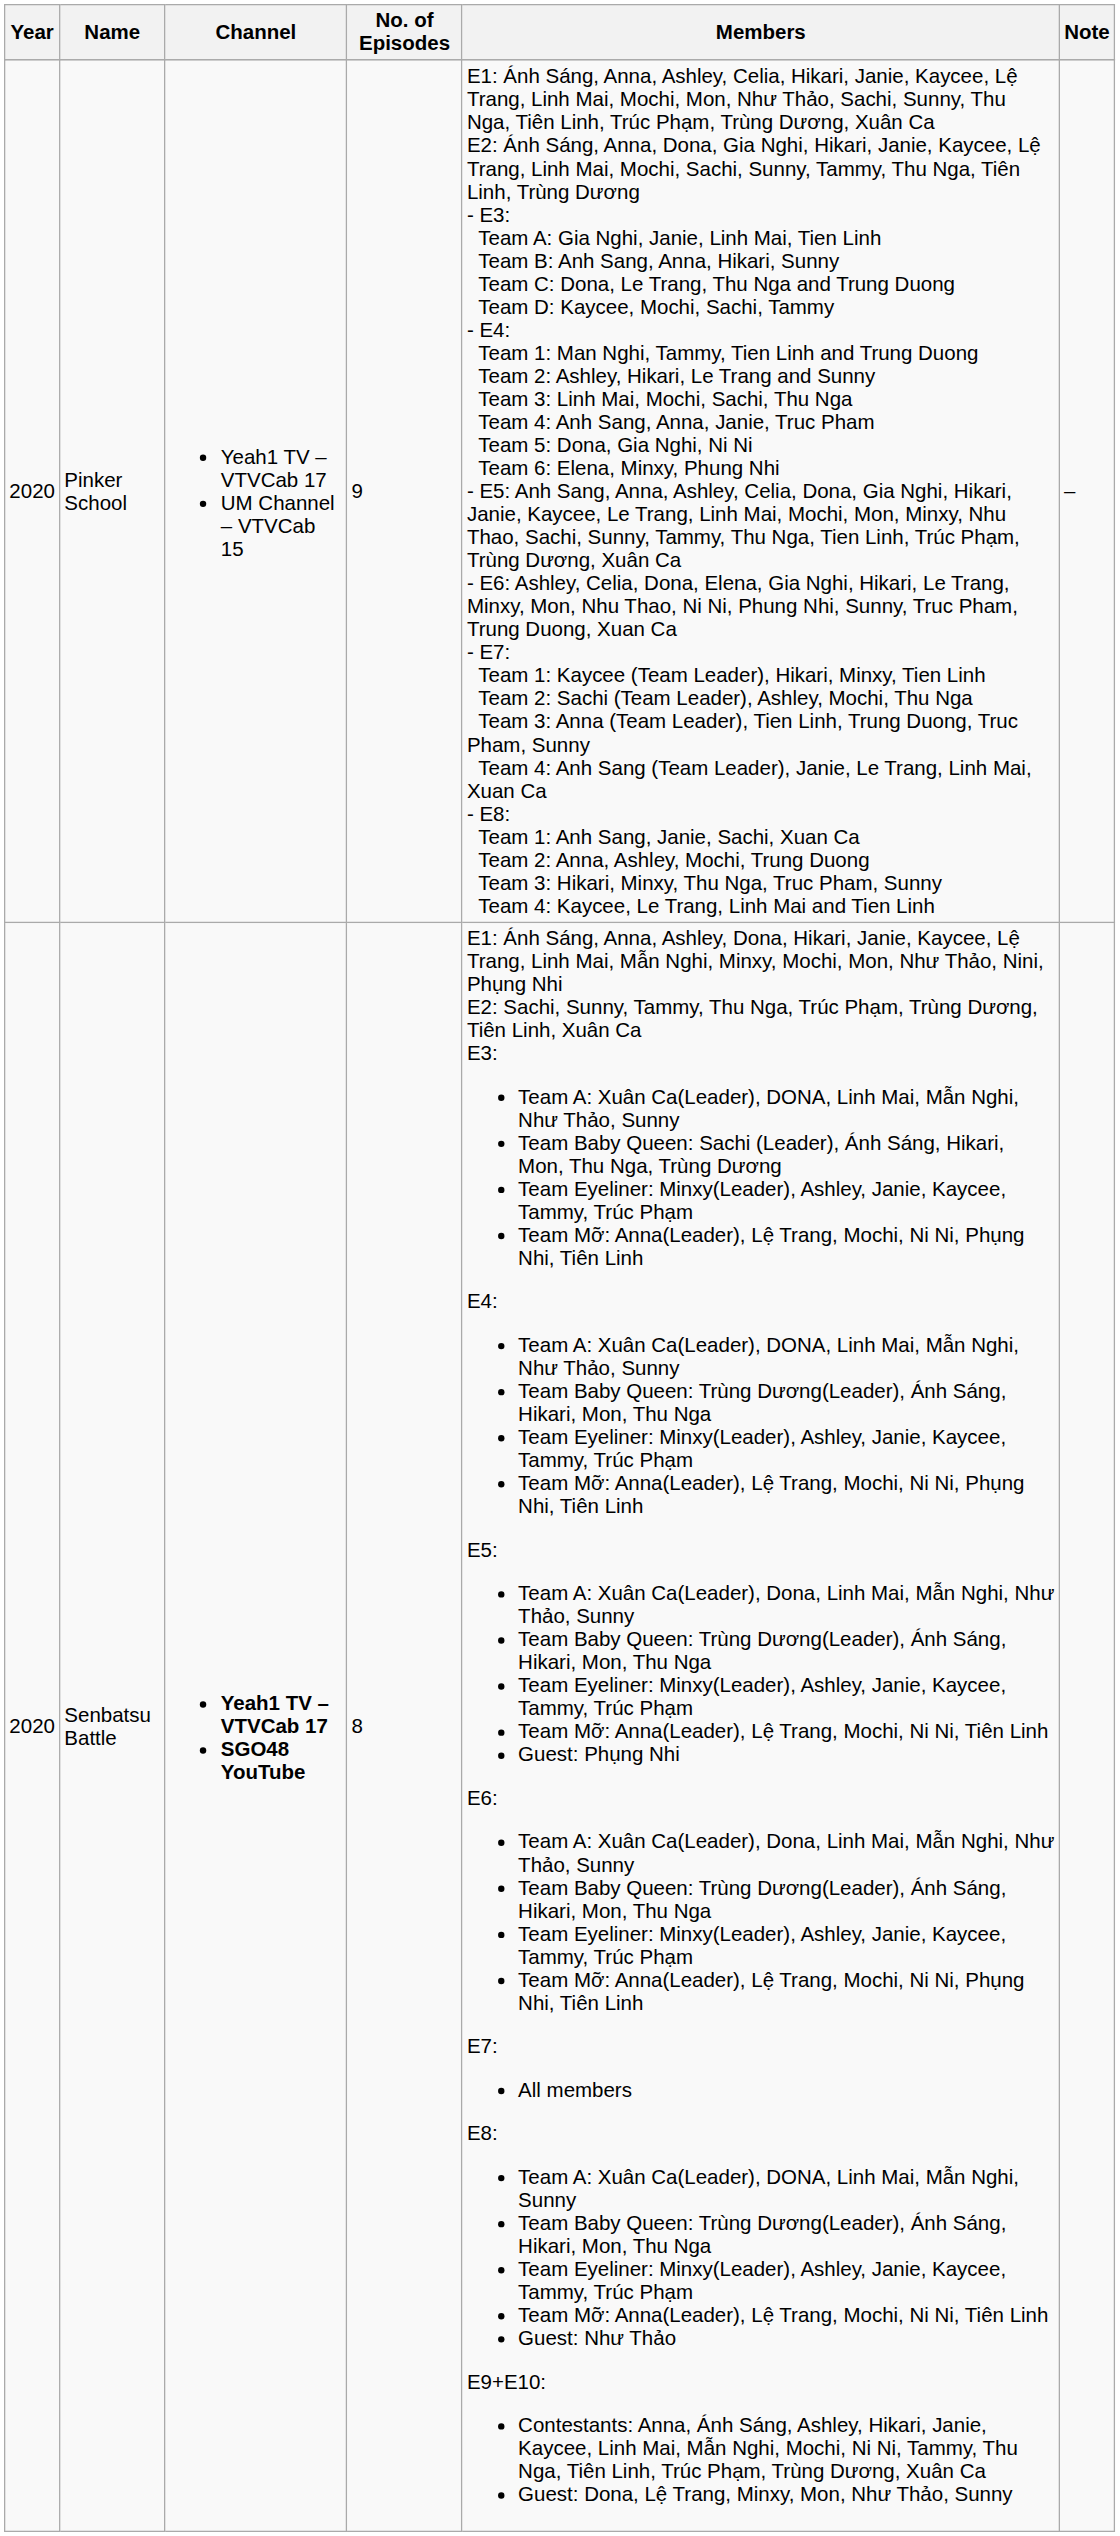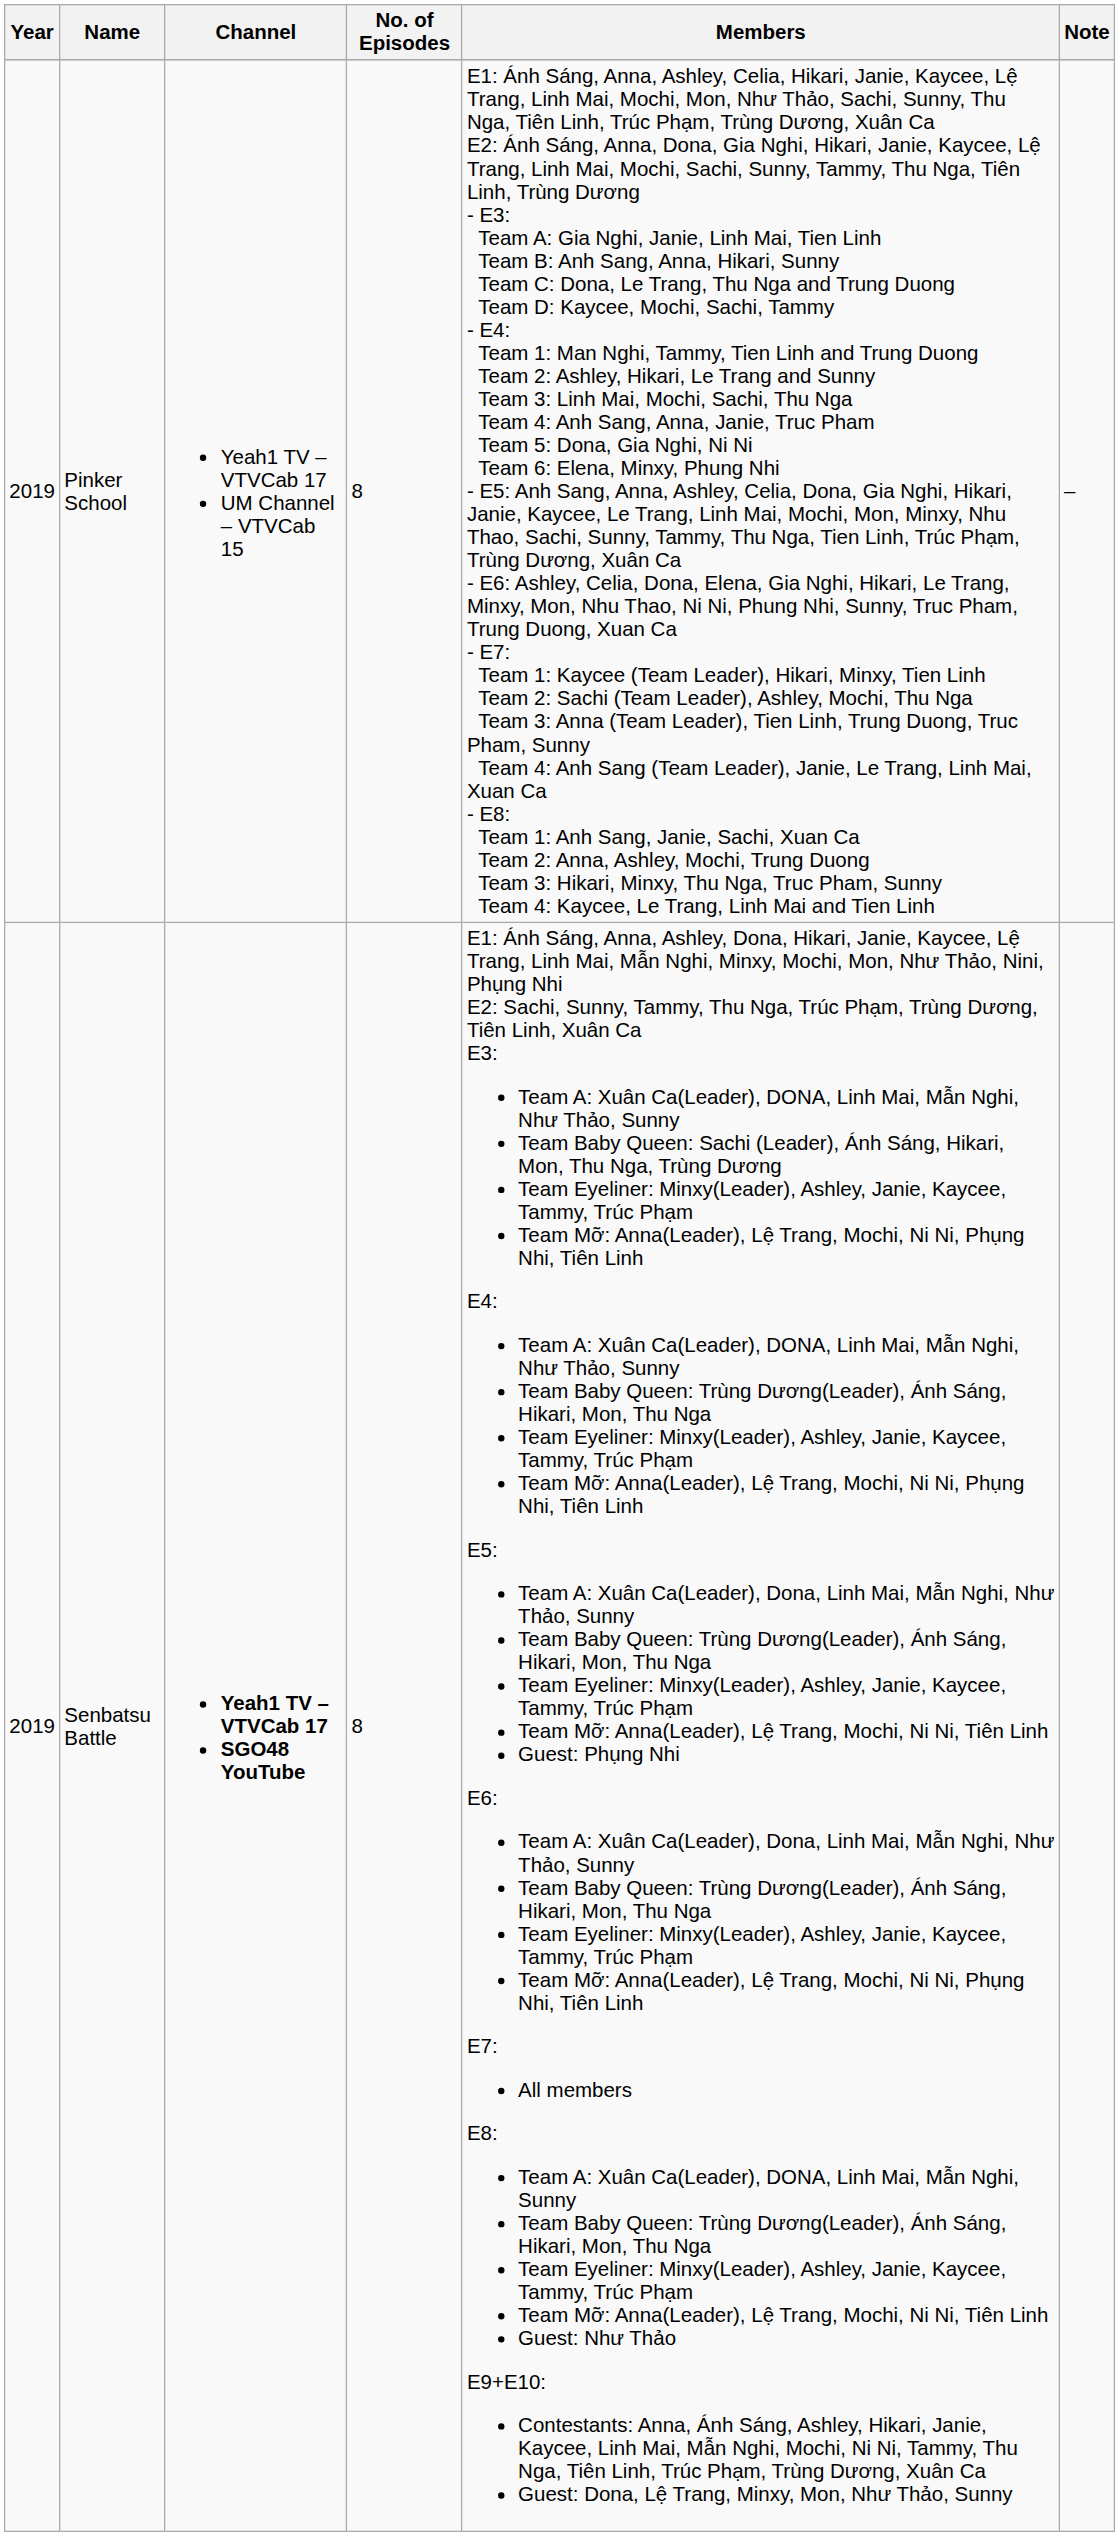(32, 490) 2020 -> (32, 490) 2019
(357, 490) 9 -> (357, 490) 8
(32, 1726) 2020 -> (32, 1726) 2019
